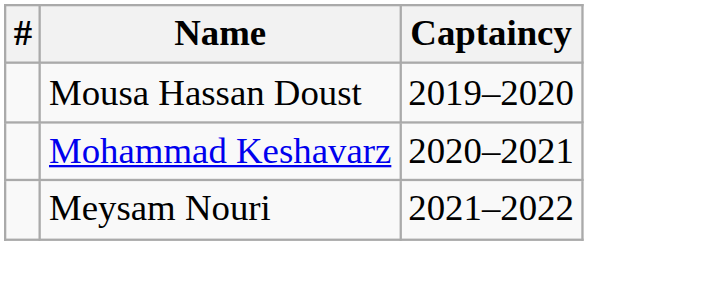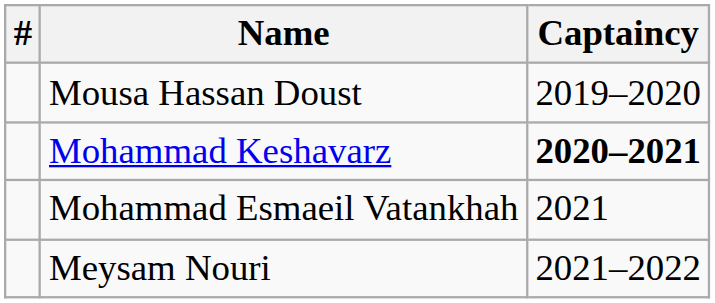(491, 150) normal -> (618, 150) bold
+ row: (284, 208)
